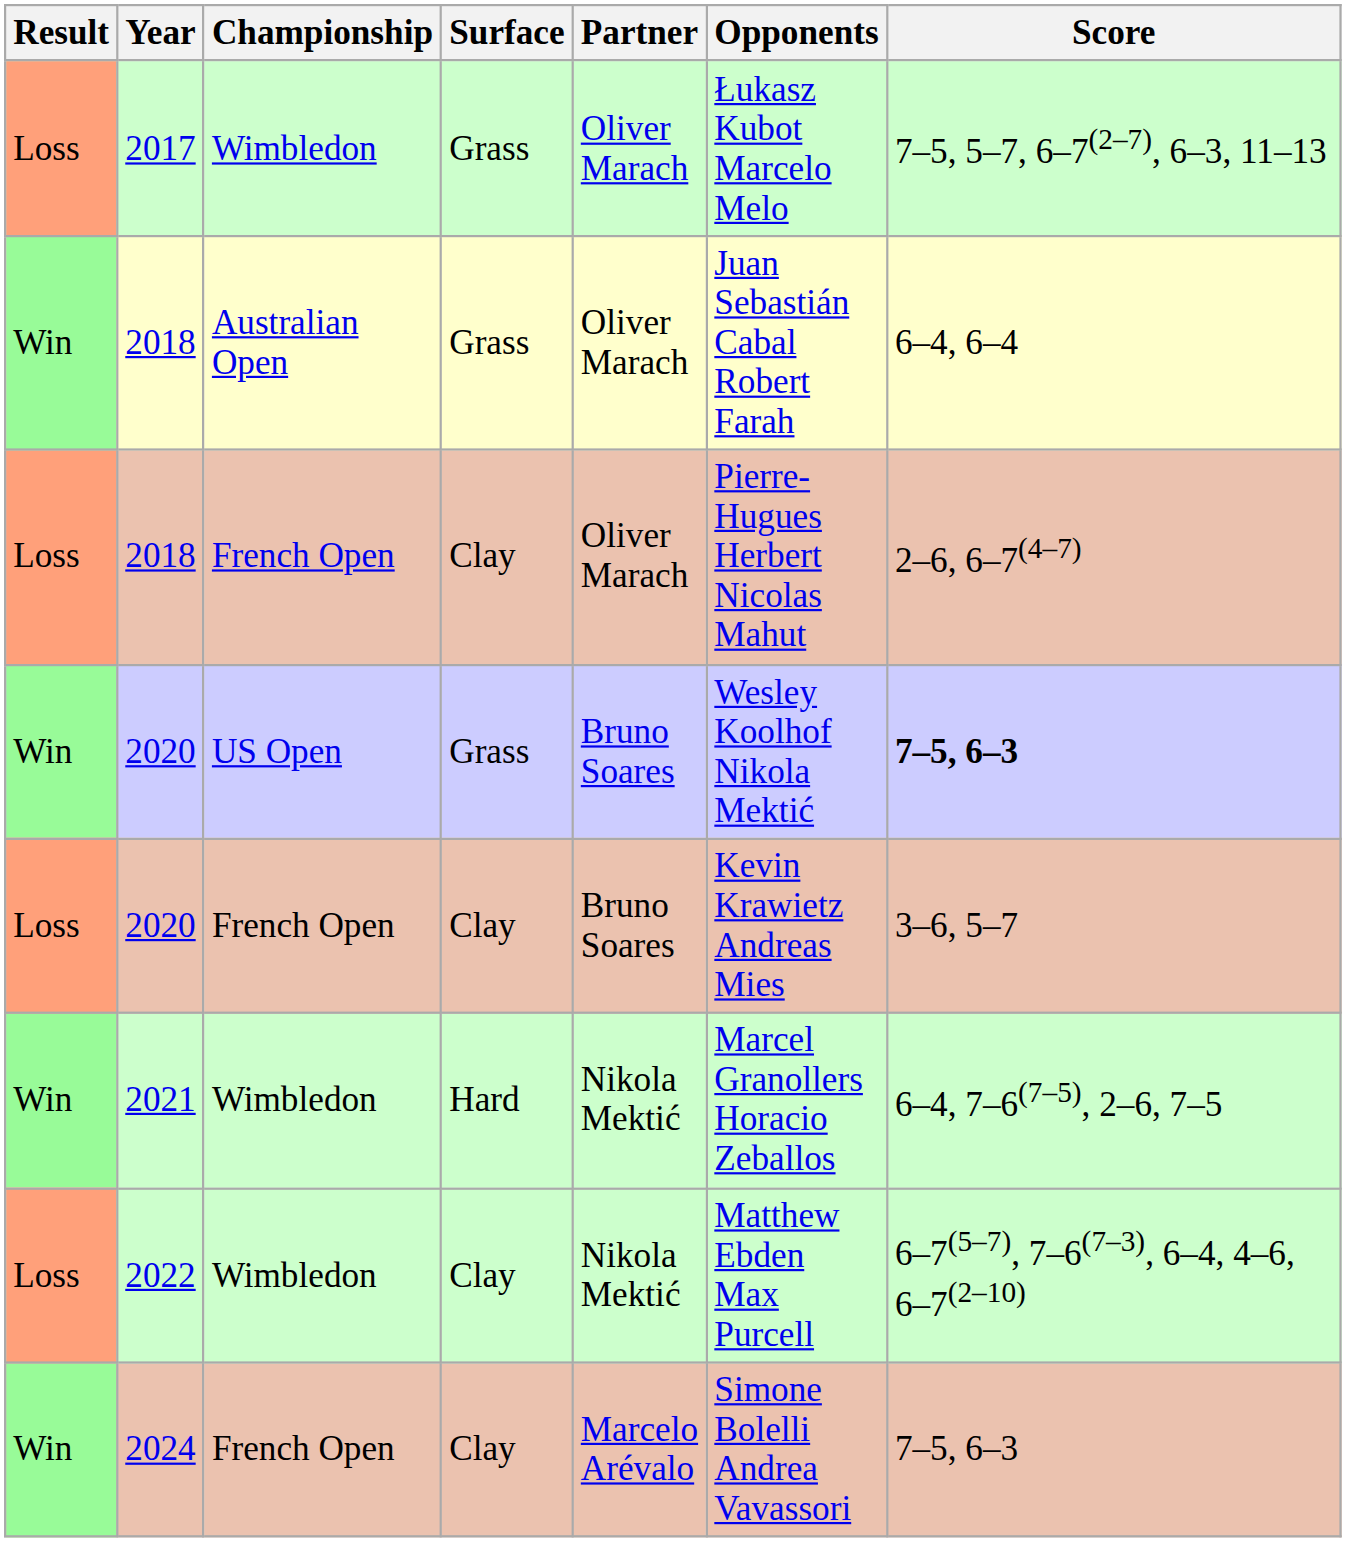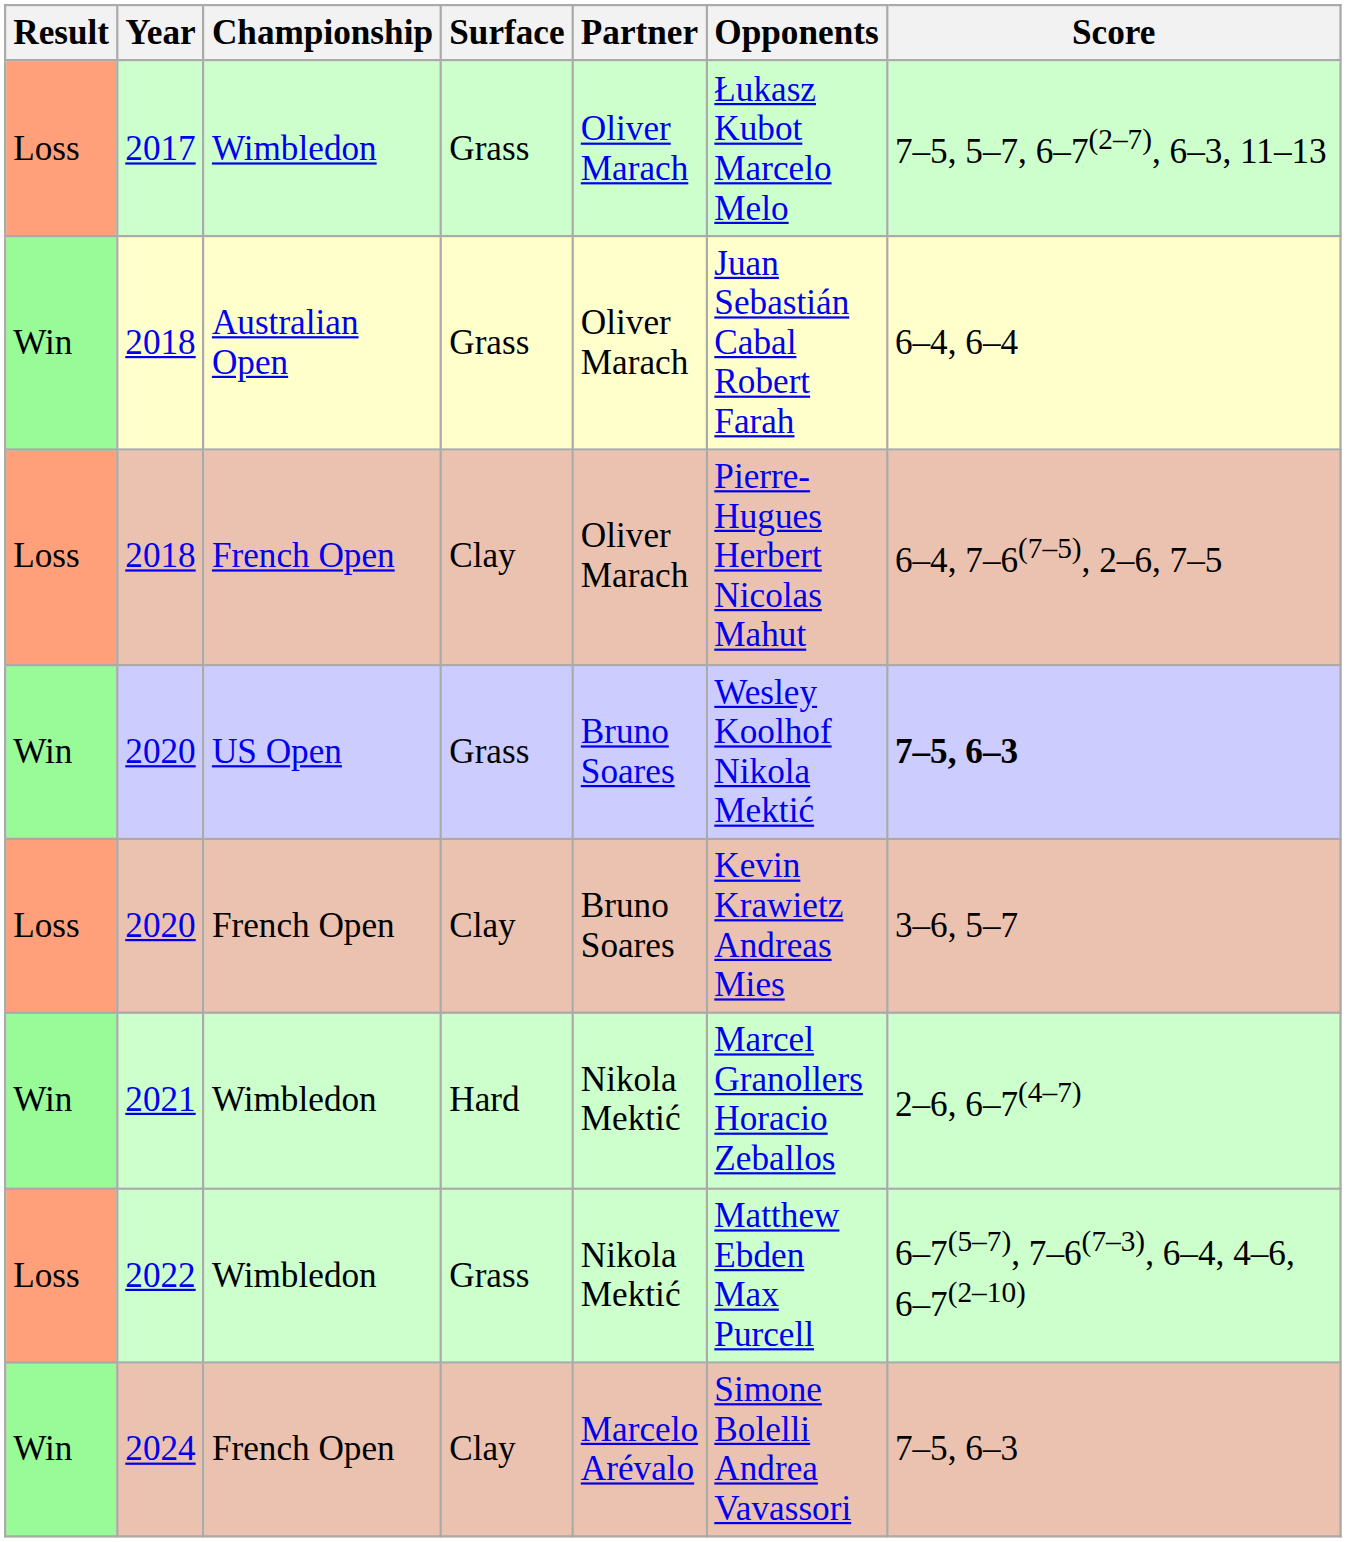(988, 556) 2–6, 6–7(4–7) -> (1059, 556) 6–4, 7–6(7–5), 2–6, 7–5
(1059, 1099) 6–4, 7–6(7–5), 2–6, 7–5 -> (988, 1099) 2–6, 6–7(4–7)
(482, 1274) Clay -> (489, 1274) Grass
